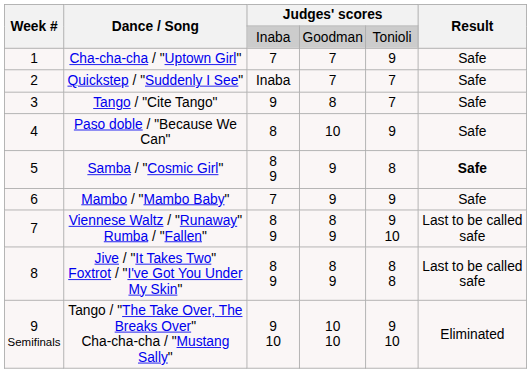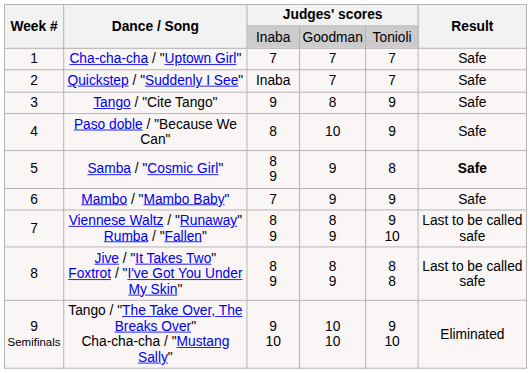(392, 59) 9 -> (392, 59) 7
(392, 102) 7 -> (392, 102) 9
